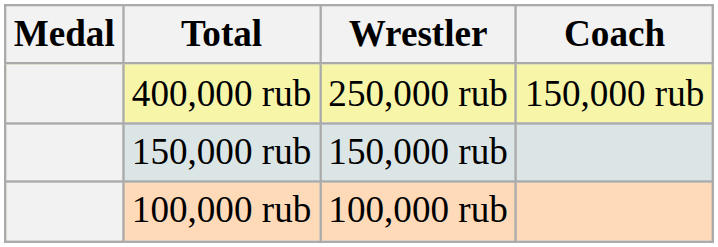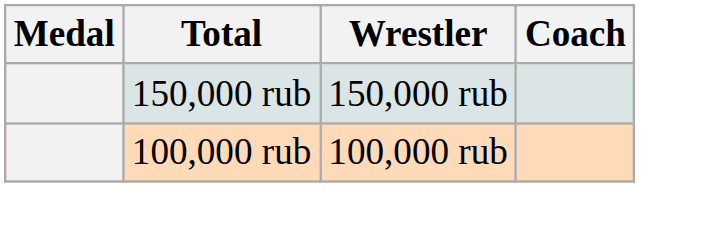- row: (222, 92)
